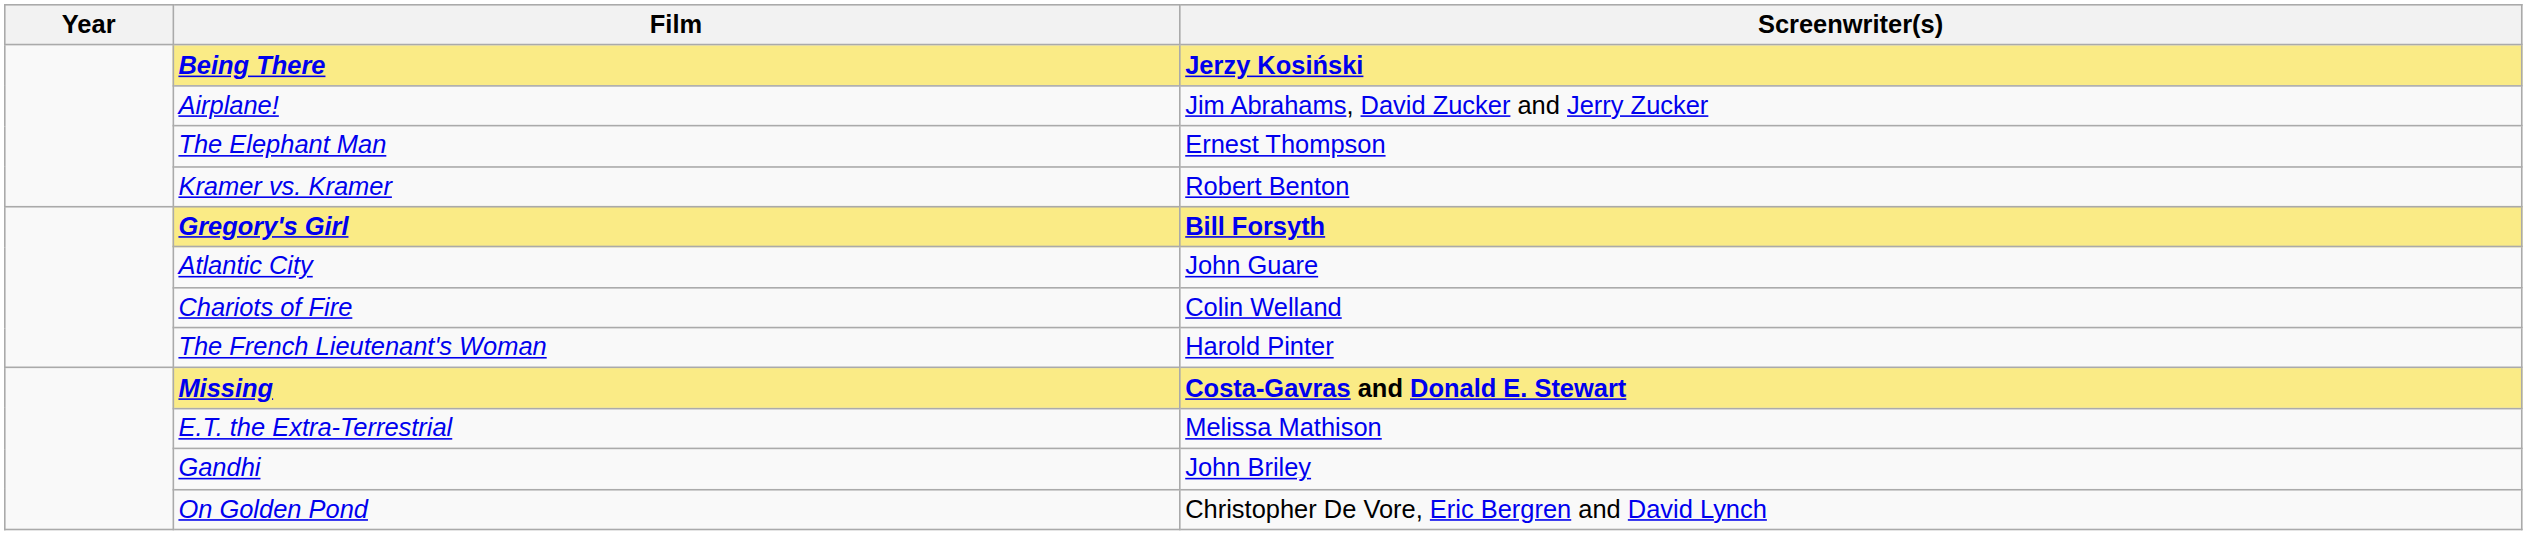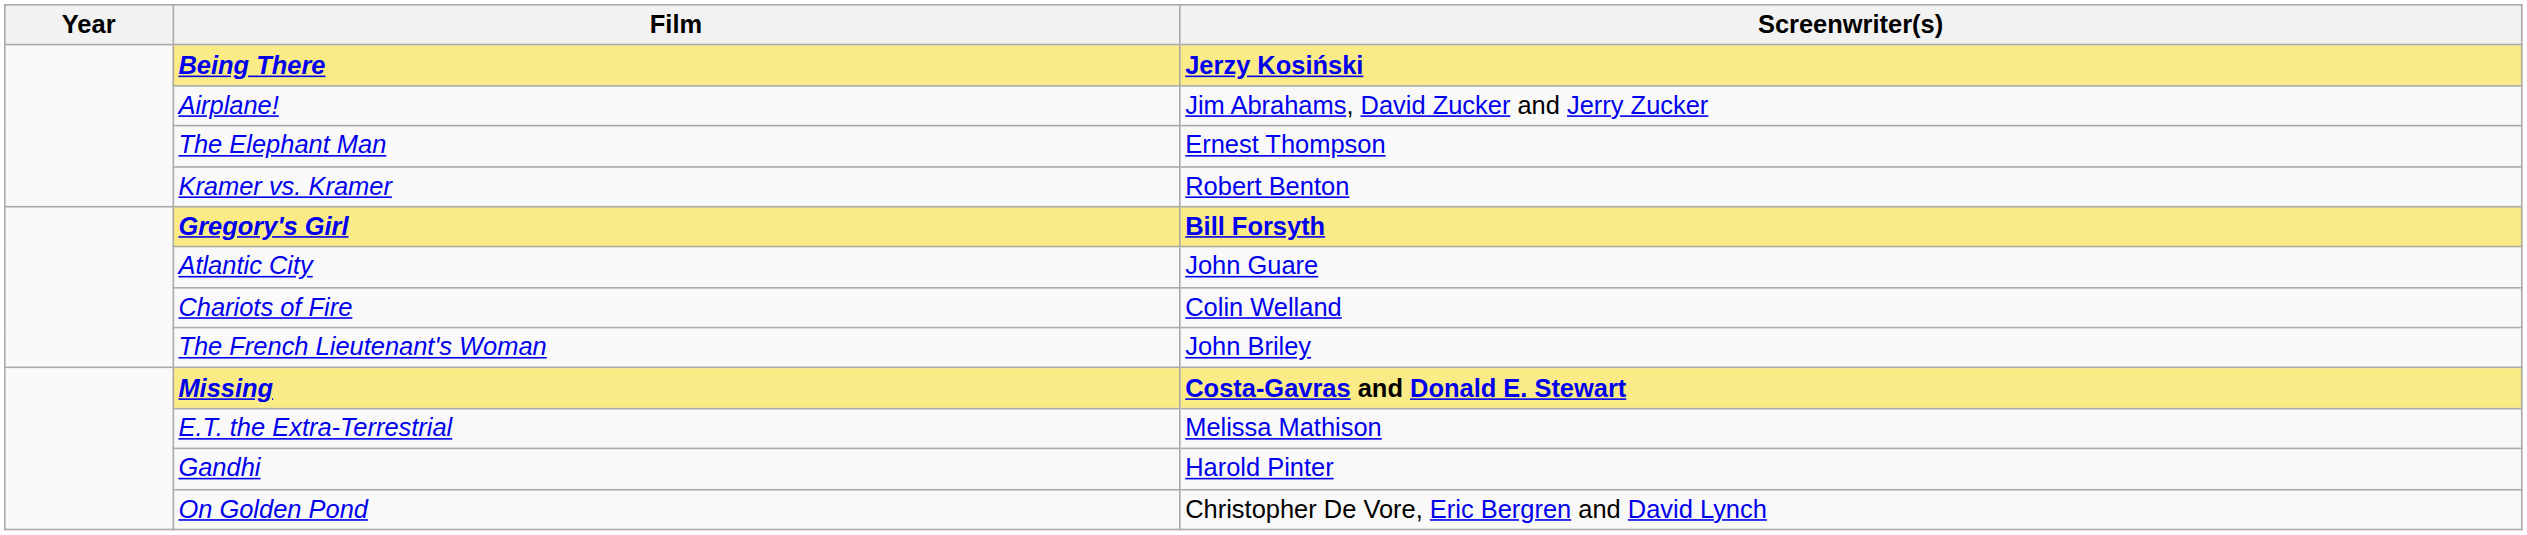(1259, 347) Harold Pinter -> (1248, 347) John Briley
(1248, 468) John Briley -> (1259, 468) Harold Pinter
